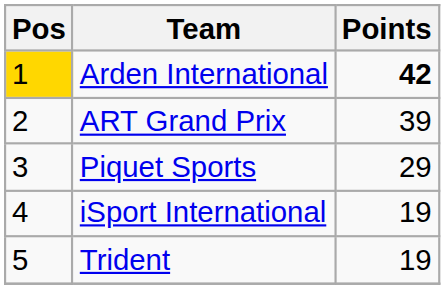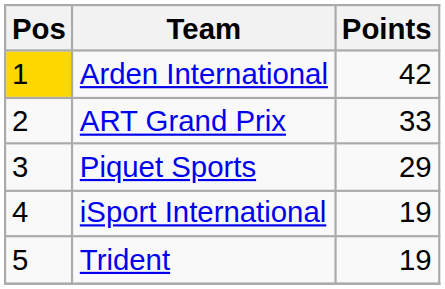(415, 74) bold -> (415, 74) normal
(415, 120) 39 -> (415, 120) 33
